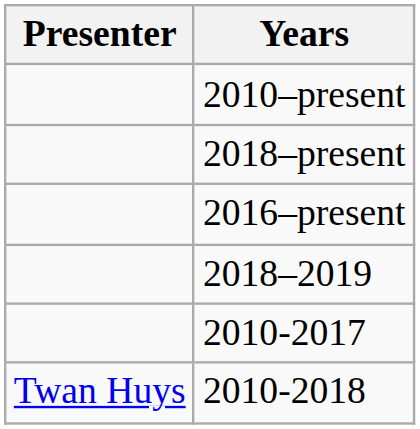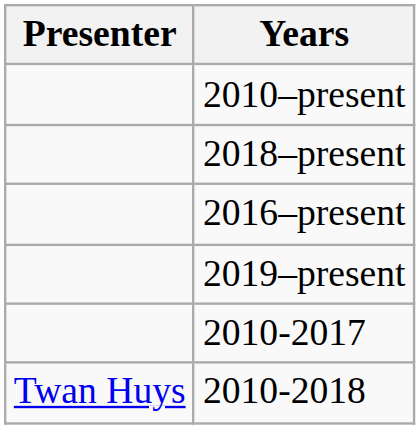+ row: (304, 272)
- row: (288, 272)
